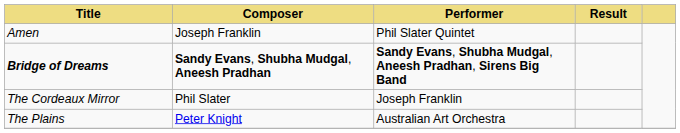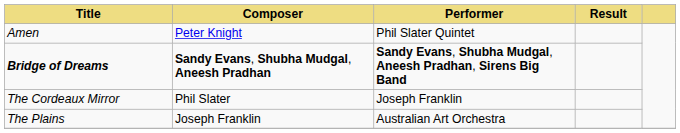(218, 33) Joseph Franklin -> (208, 33) Peter Knight
(208, 118) Peter Knight -> (218, 118) Joseph Franklin
